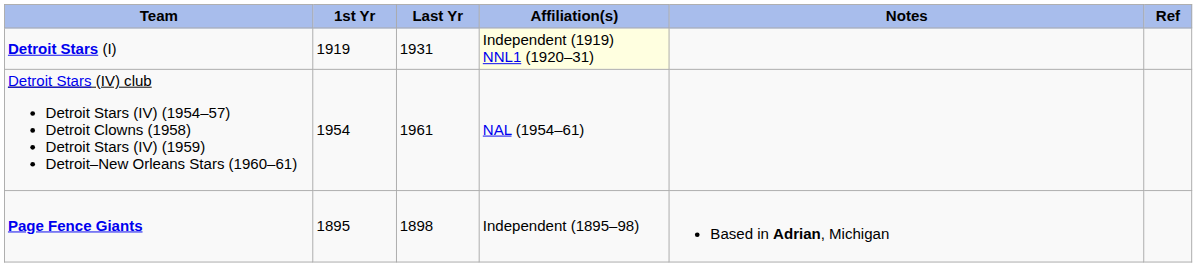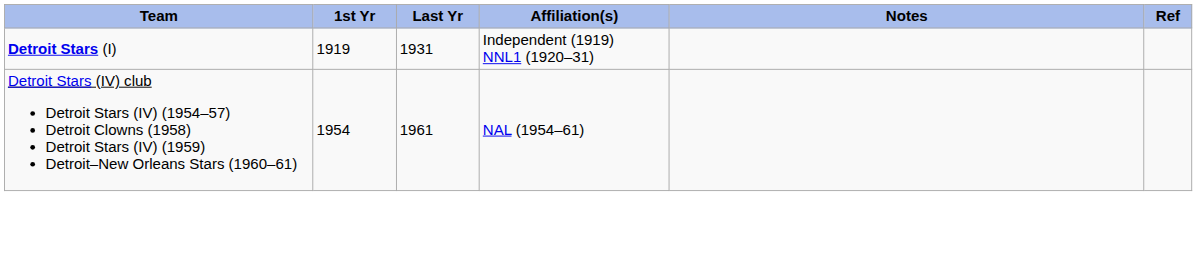(548, 48) lightyellow background -> (548, 48) no background
- row: (75, 226)
